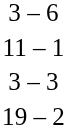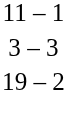- row: (33, 12)
